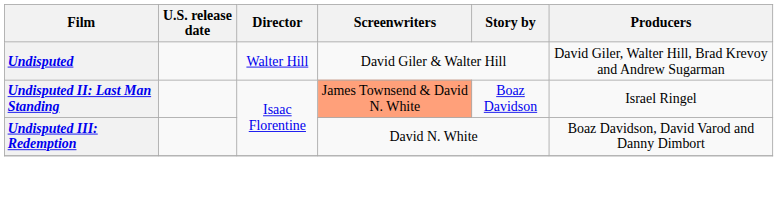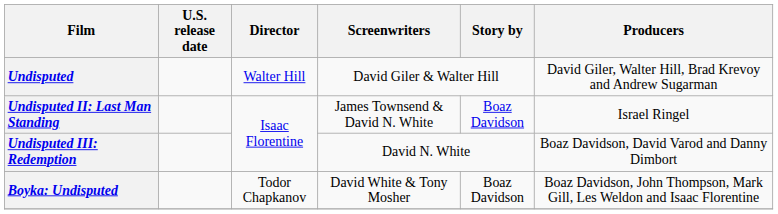(395, 98) lightsalmon background -> (389, 114) no background
+ row: (63, 189)
